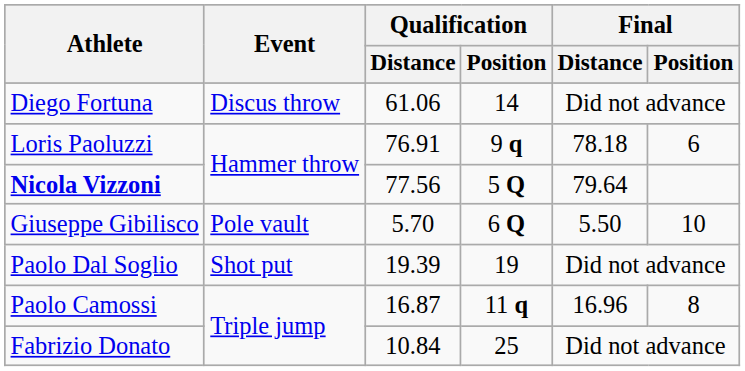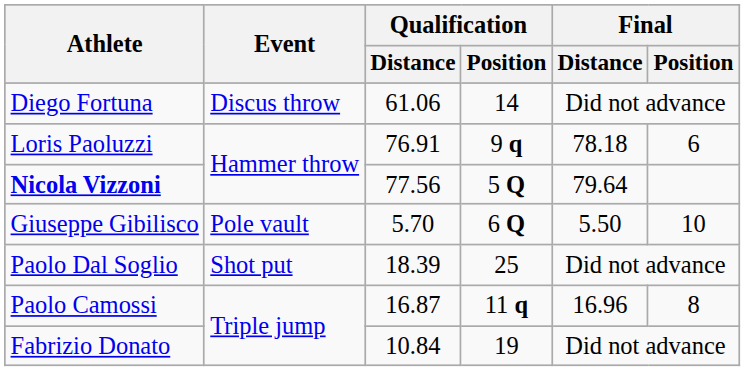(413, 265) 19.39 -> (413, 265) 18.39
(506, 265) 19 -> (506, 265) 25
(506, 345) 25 -> (506, 345) 19
